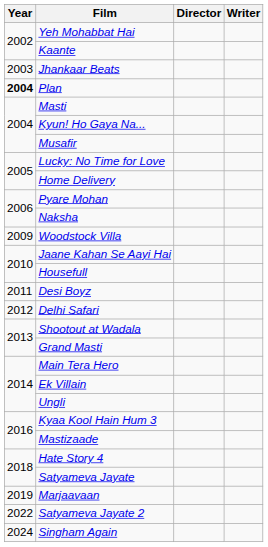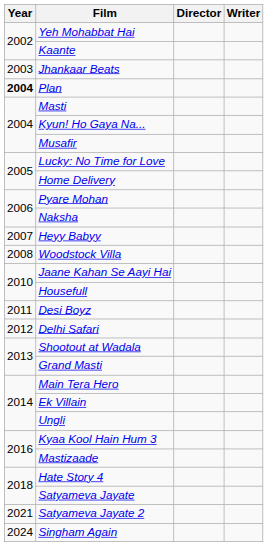+ row: (70, 236)
(20, 236) 2009 -> (20, 254) 2008
- row: (69, 495)
(20, 513) 2022 -> (20, 513) 2021
